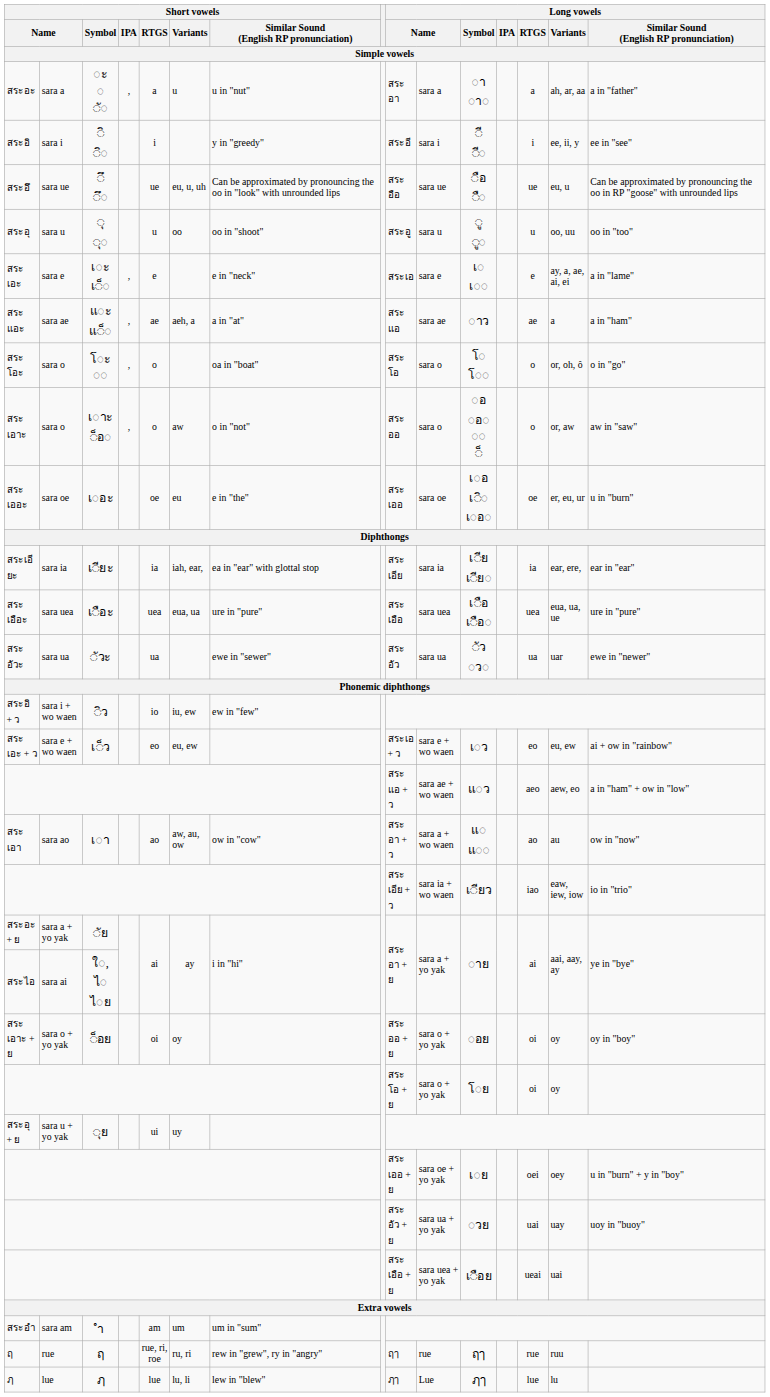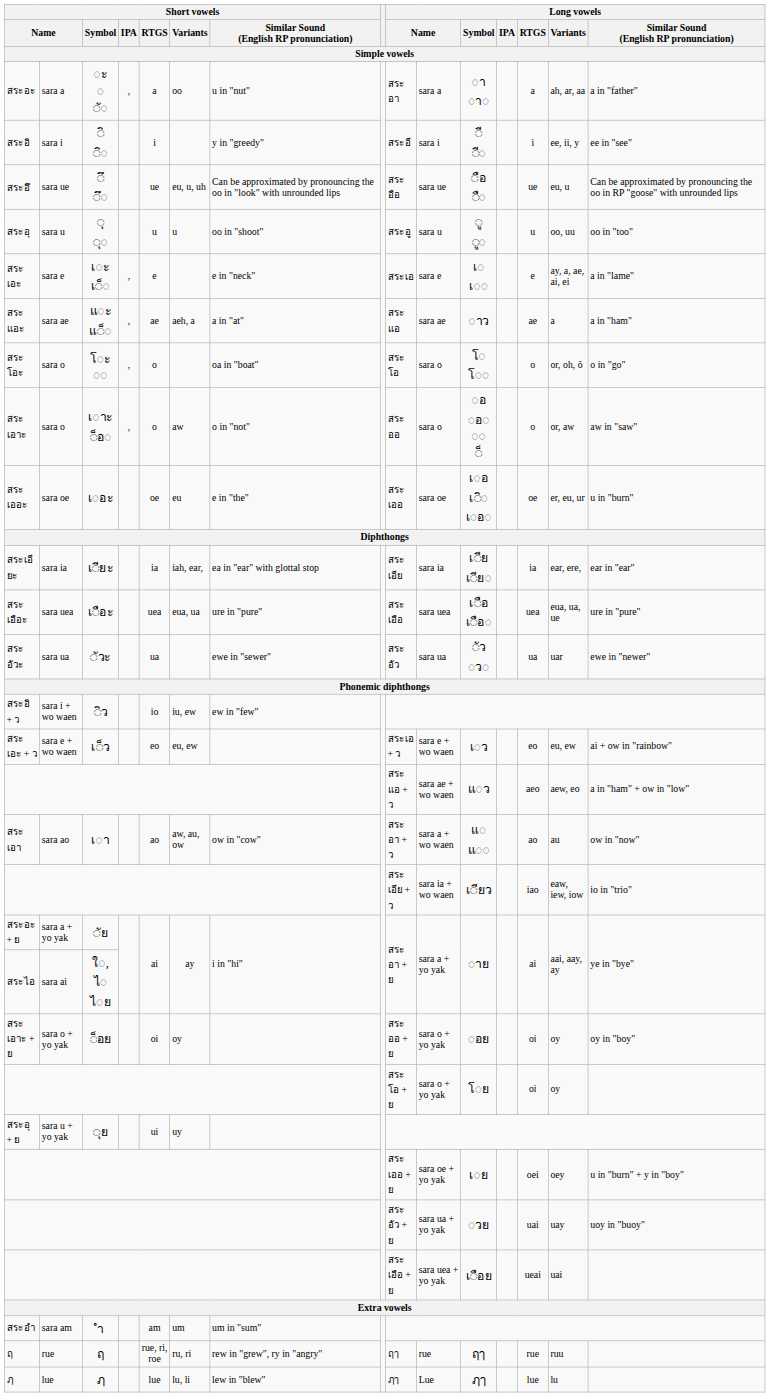(175, 91) u -> (177, 91) oo
(177, 231) oo -> (175, 231) u
